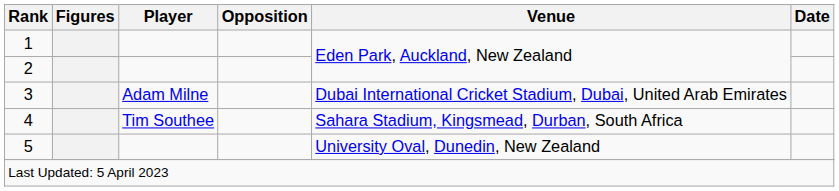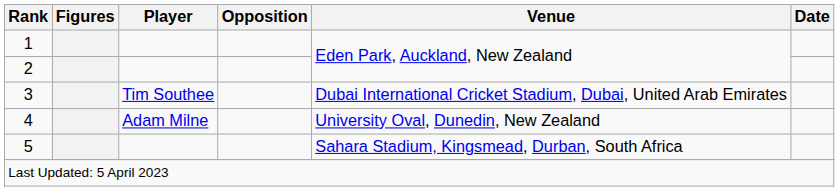(165, 95) Adam Milne -> (168, 95) Tim Southee
(168, 120) Tim Southee -> (165, 120) Adam Milne
(499, 120) Sahara Stadium, Kingsmead, Durban, South Africa -> (458, 120) University Oval, Dunedin, New Zealand
(458, 146) University Oval, Dunedin, New Zealand -> (499, 146) Sahara Stadium, Kingsmead, Durban, South Africa
